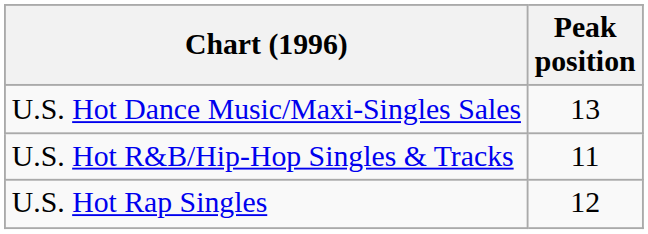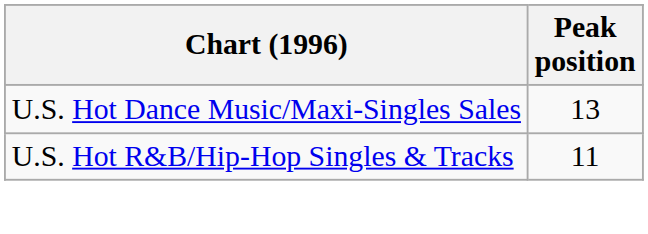- row: (140, 203)
